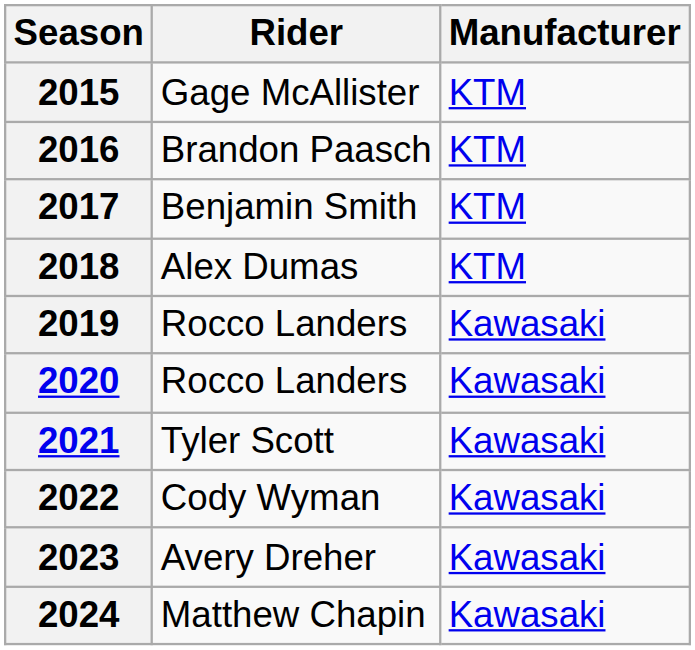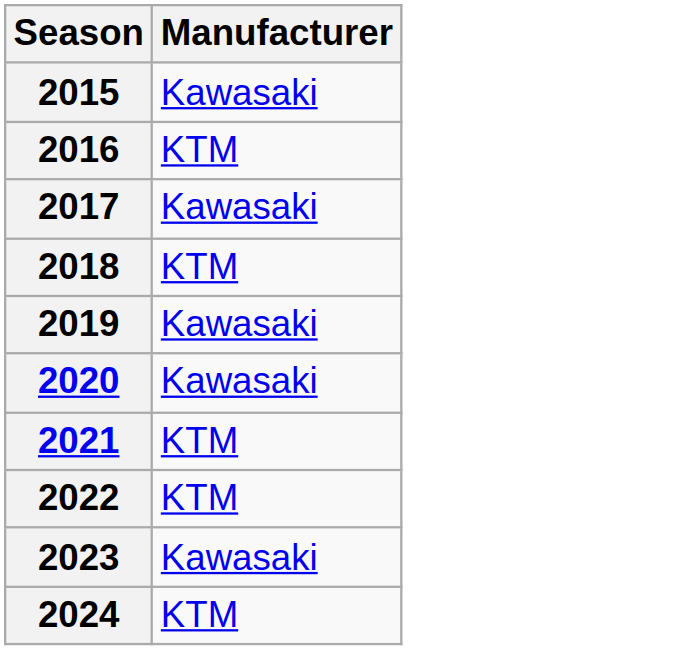- column: (296, 33)
(487, 91) KTM -> (239, 91) Kawasaki
(487, 207) KTM -> (239, 207) Kawasaki
(527, 440) Kawasaki -> (200, 440) KTM
(527, 498) Kawasaki -> (200, 498) KTM
(527, 614) Kawasaki -> (200, 614) KTM
